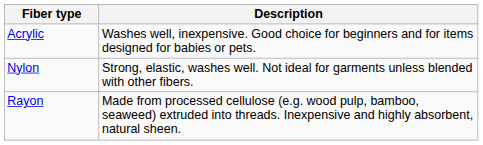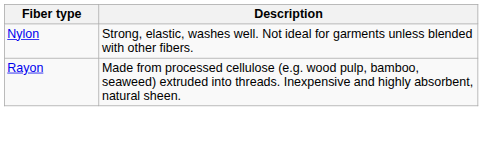- row: (26, 34)
